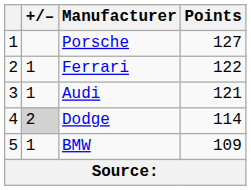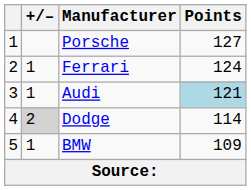(227, 69) 122 -> (227, 69) 124
(227, 95) no background -> (227, 95) lightblue background
